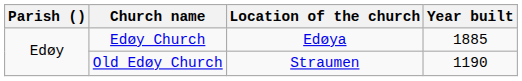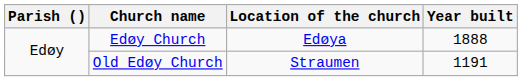(470, 40) 1885 -> (470, 40) 1888
(470, 63) 1190 -> (470, 63) 1191
